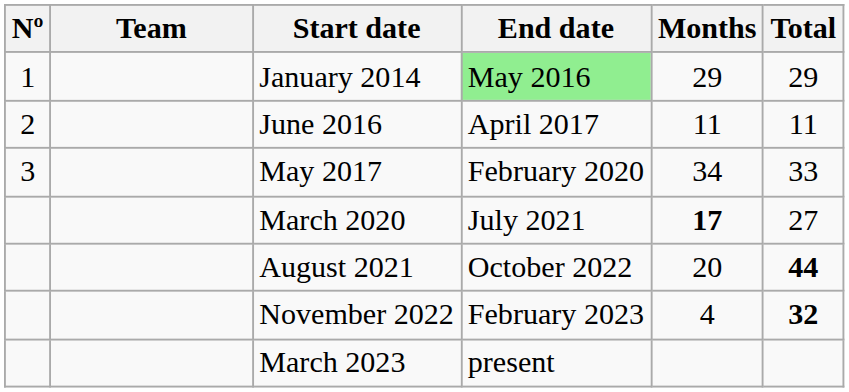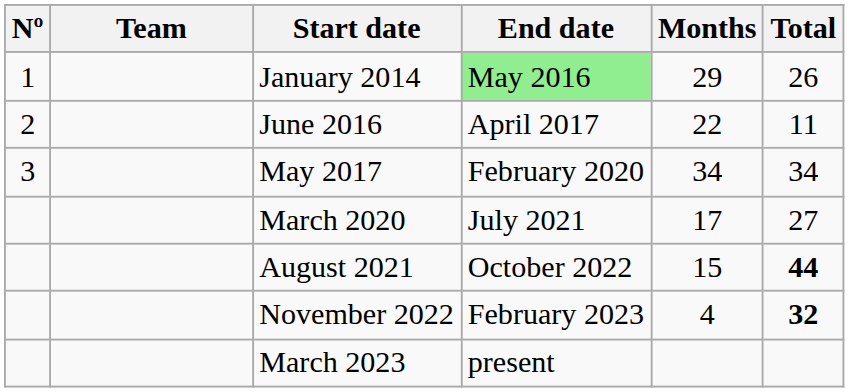(803, 76) 29 -> (803, 76) 26
(707, 123) 11 -> (707, 123) 22
(803, 171) 33 -> (803, 171) 34
(707, 219) bold -> (707, 219) normal
(707, 266) 20 -> (707, 266) 15
